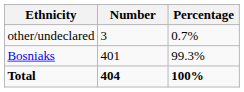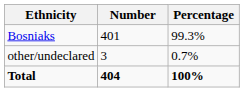rows swapped: (31, 55) <-> (51, 35)
